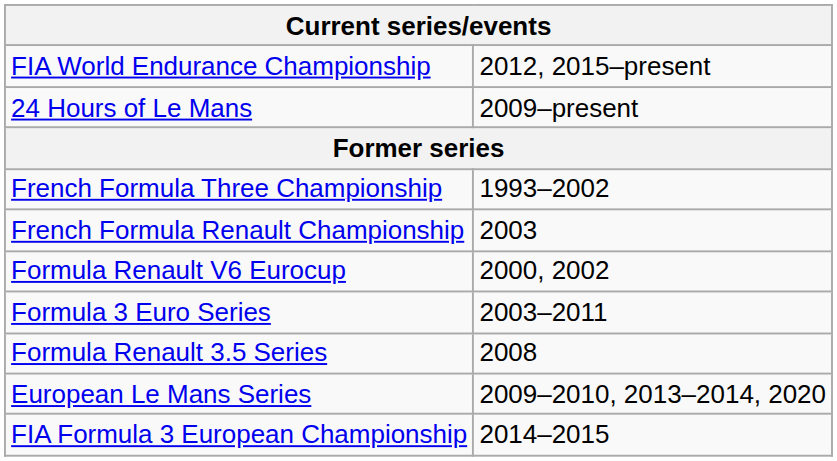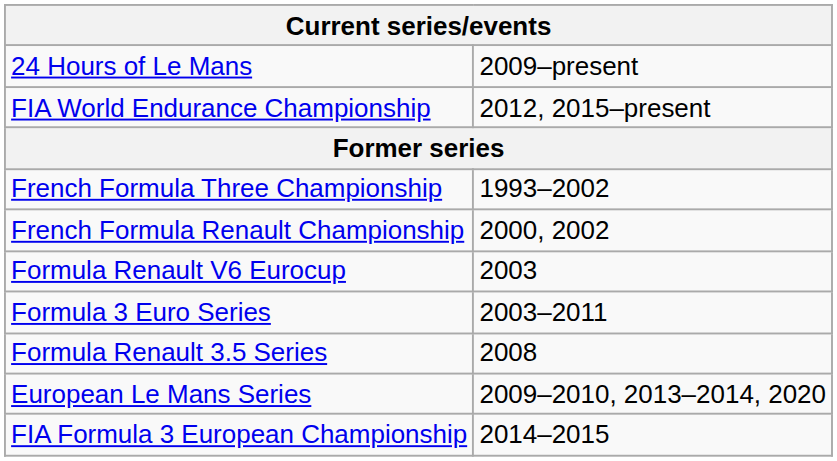rows swapped: (132, 107) <-> (221, 66)
(508, 230) 2003 -> (544, 230) 2000, 2002
(544, 271) 2000, 2002 -> (508, 271) 2003
